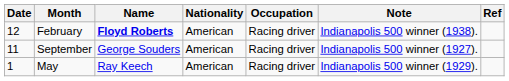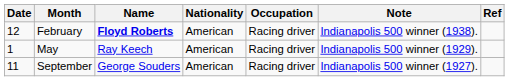rows swapped: (48, 66) <-> (64, 48)
